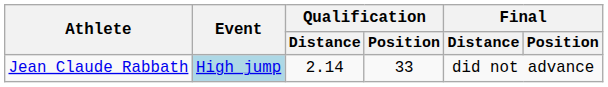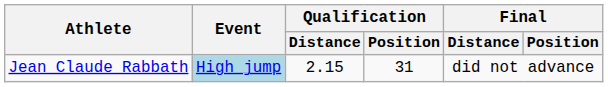(325, 68) 2.14 -> (325, 68) 2.15
(404, 68) 33 -> (404, 68) 31
